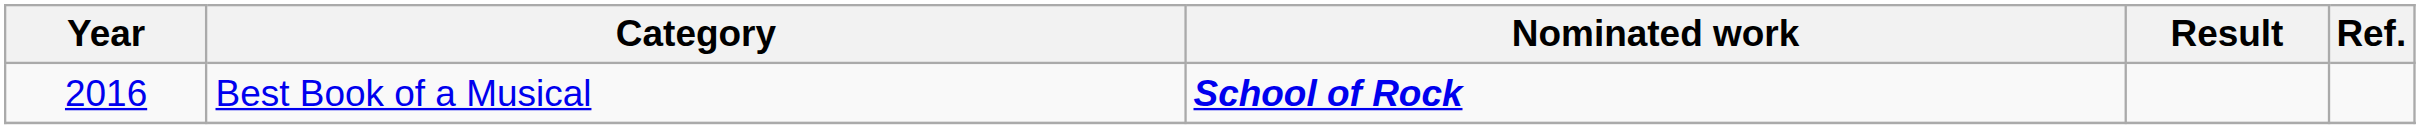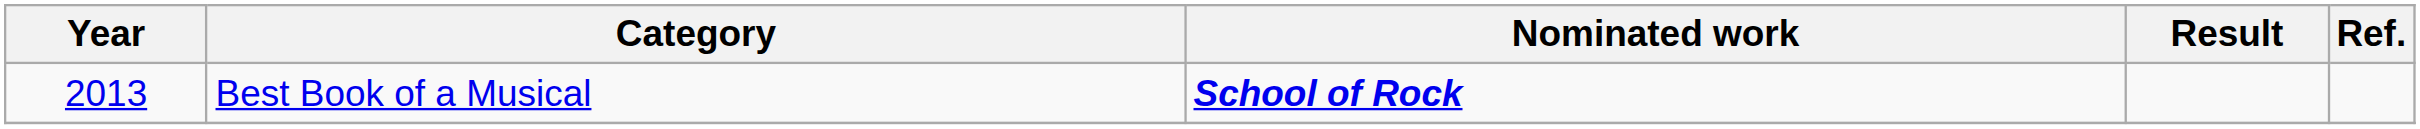(106, 92) 2016 -> (106, 92) 2013
